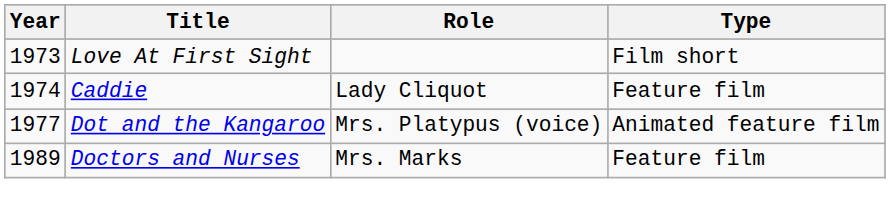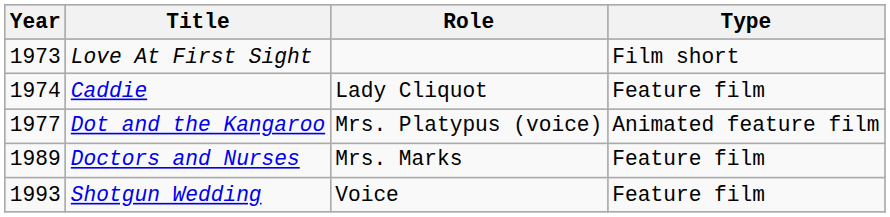+ row: (166, 195)
